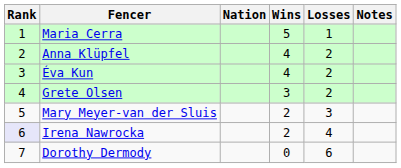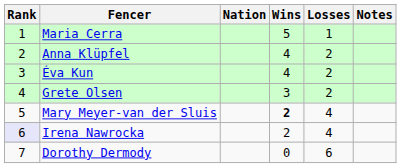(287, 113) normal -> (287, 113) bold
(329, 113) 3 -> (329, 113) 4
